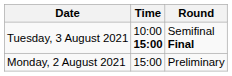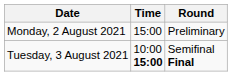rows swapped: (66, 62) <-> (68, 37)
